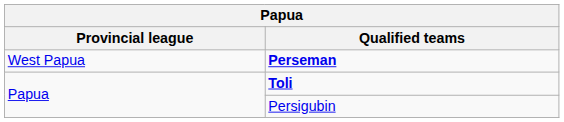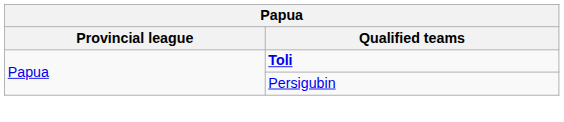- row: (302, 60)
